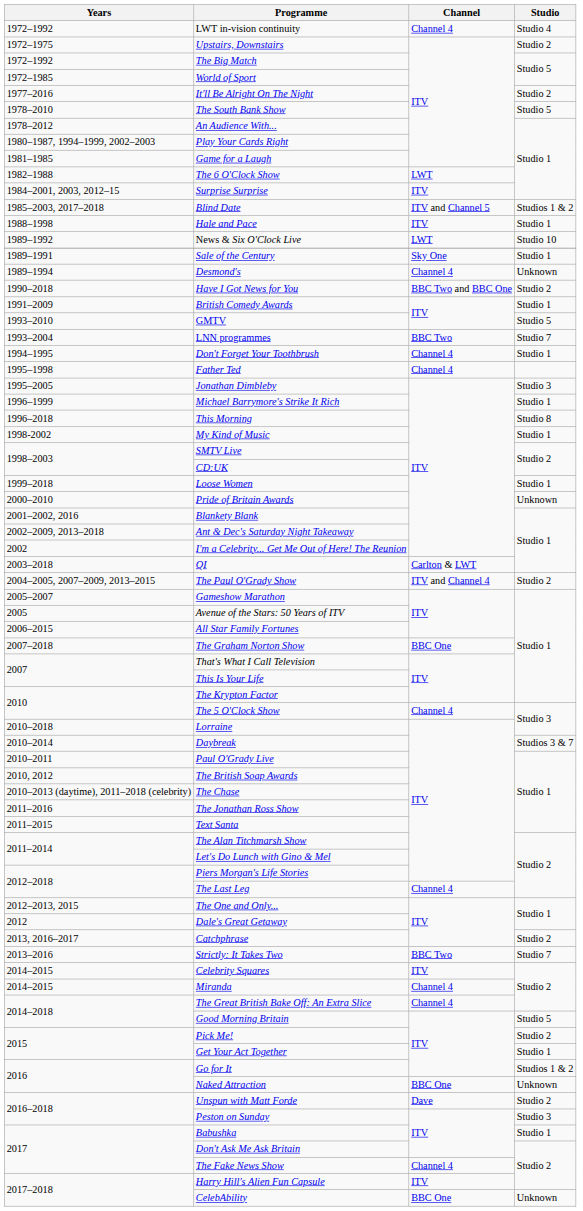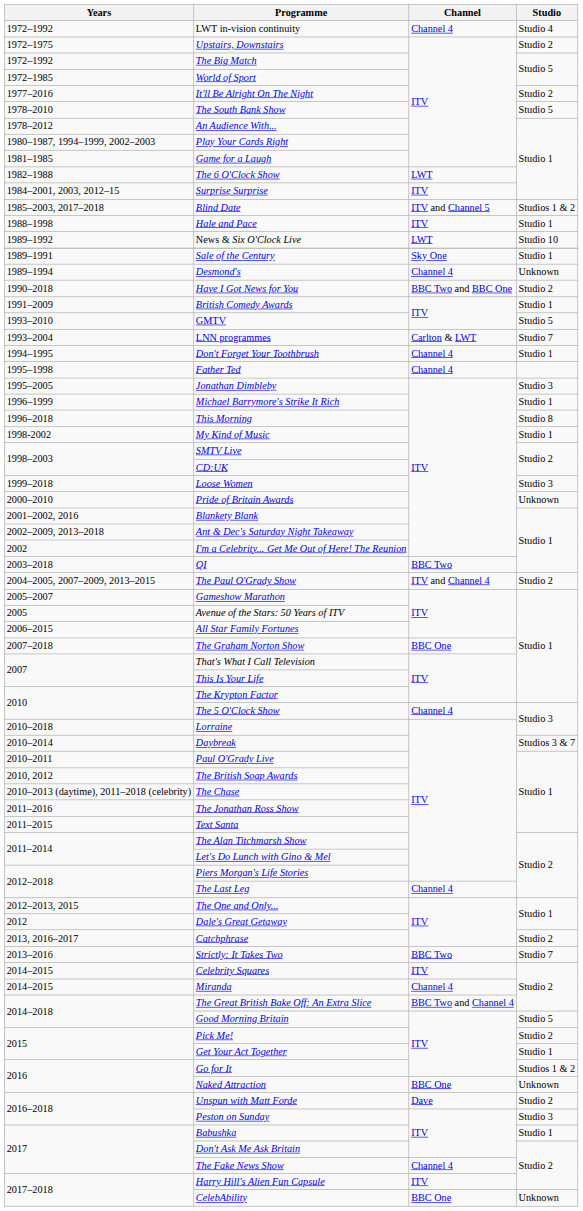(432, 337) BBC Two -> (444, 337) Carlton & LWT
(534, 483) Studio 1 -> (536, 483) Studio 3
(444, 564) Carlton & LWT -> (432, 564) BBC Two
(432, 1003) Channel 4 -> (462, 1003) BBC Two and Channel 4
